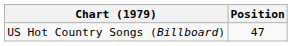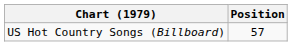(258, 32) 47 -> (258, 32) 57
